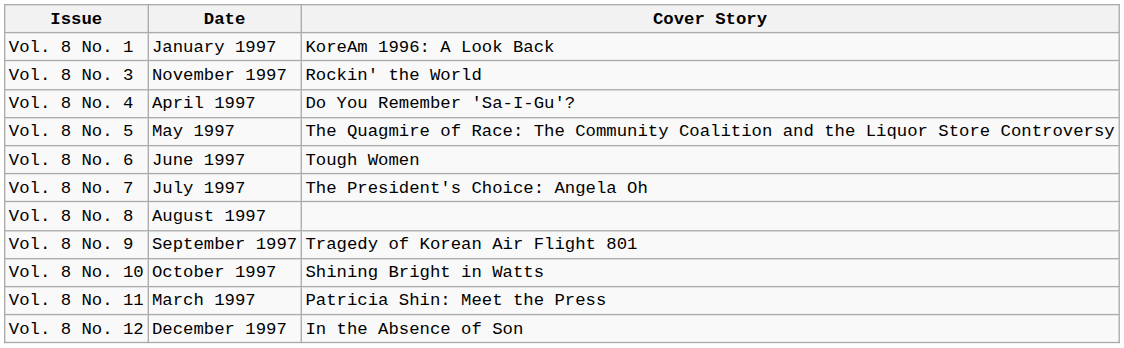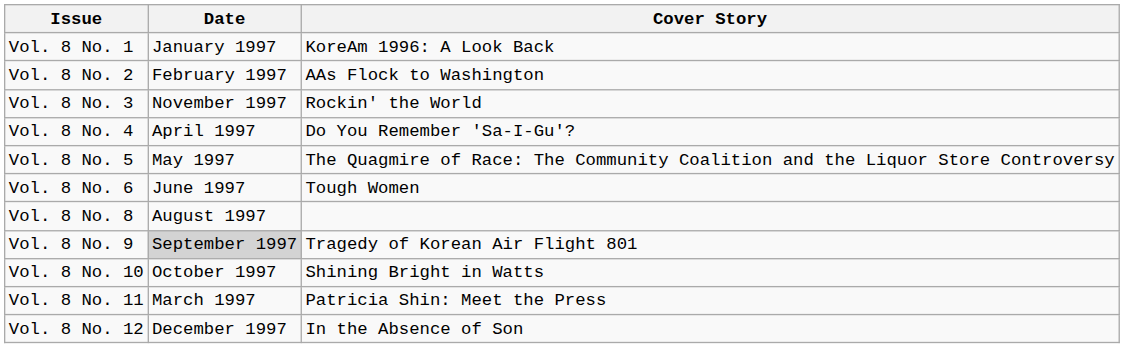+ row: (71, 75)
- row: (71, 188)
(225, 244) no background -> (225, 244) lightgrey background
